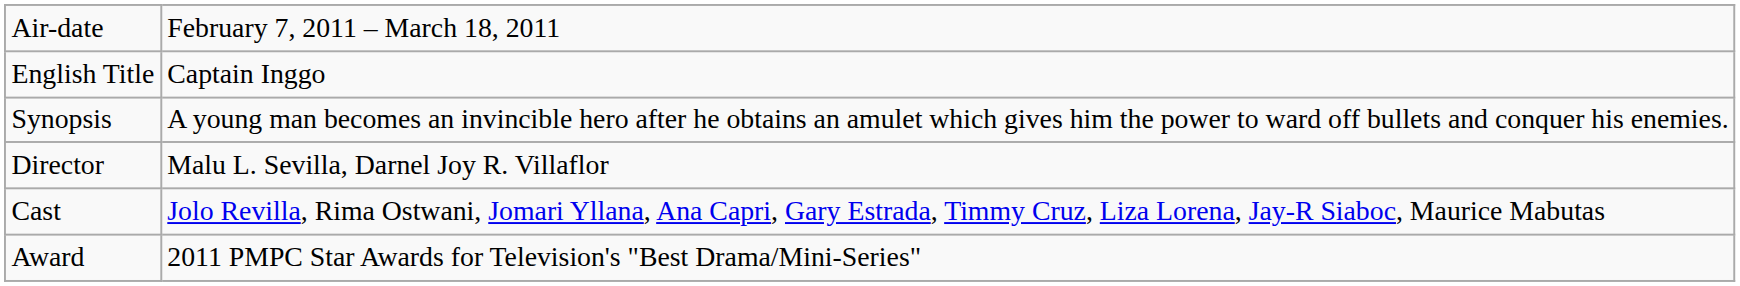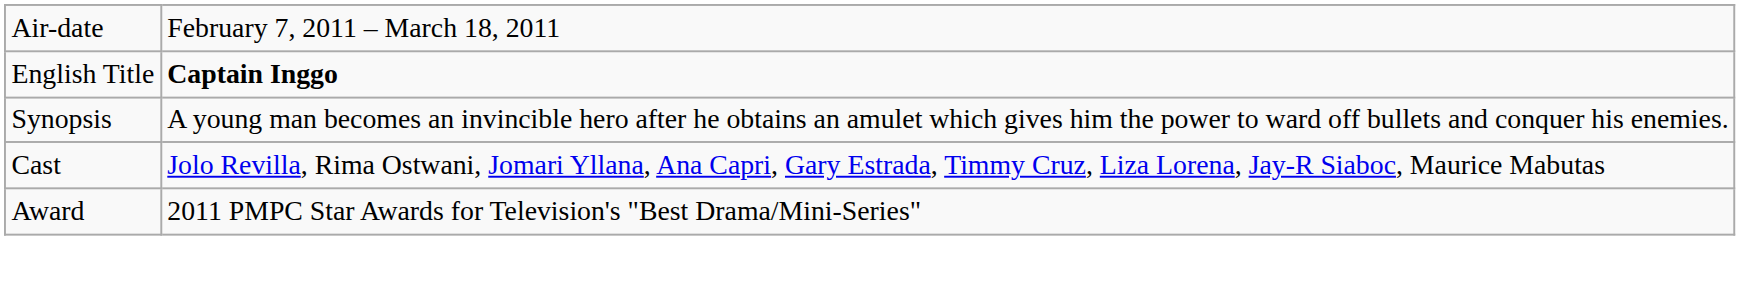(246, 73) normal -> (253, 73) bold
- row: (58, 165)
